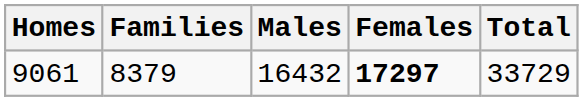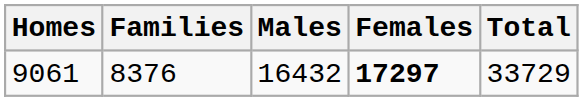(143, 74) 8379 -> (143, 74) 8376
